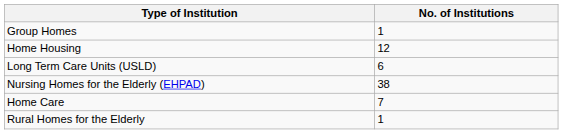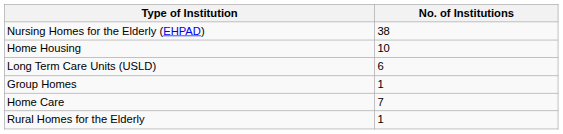rows swapped: (106, 84) <-> (42, 31)
(384, 48) 12 -> (384, 48) 10
